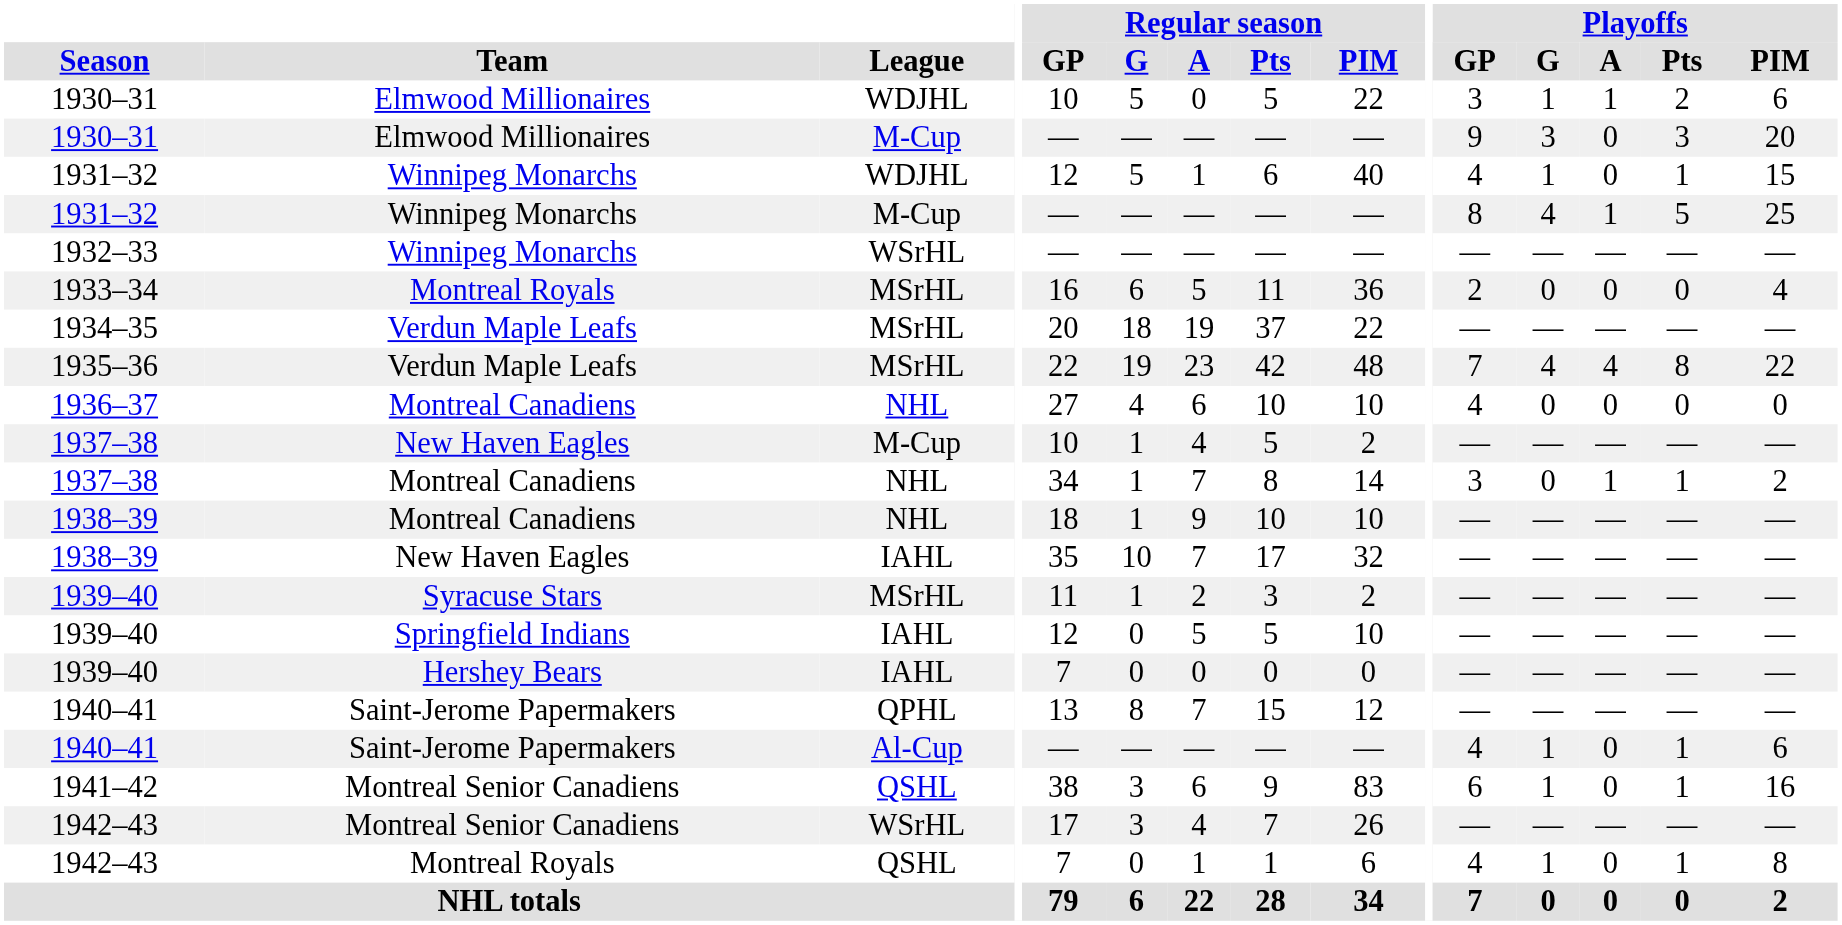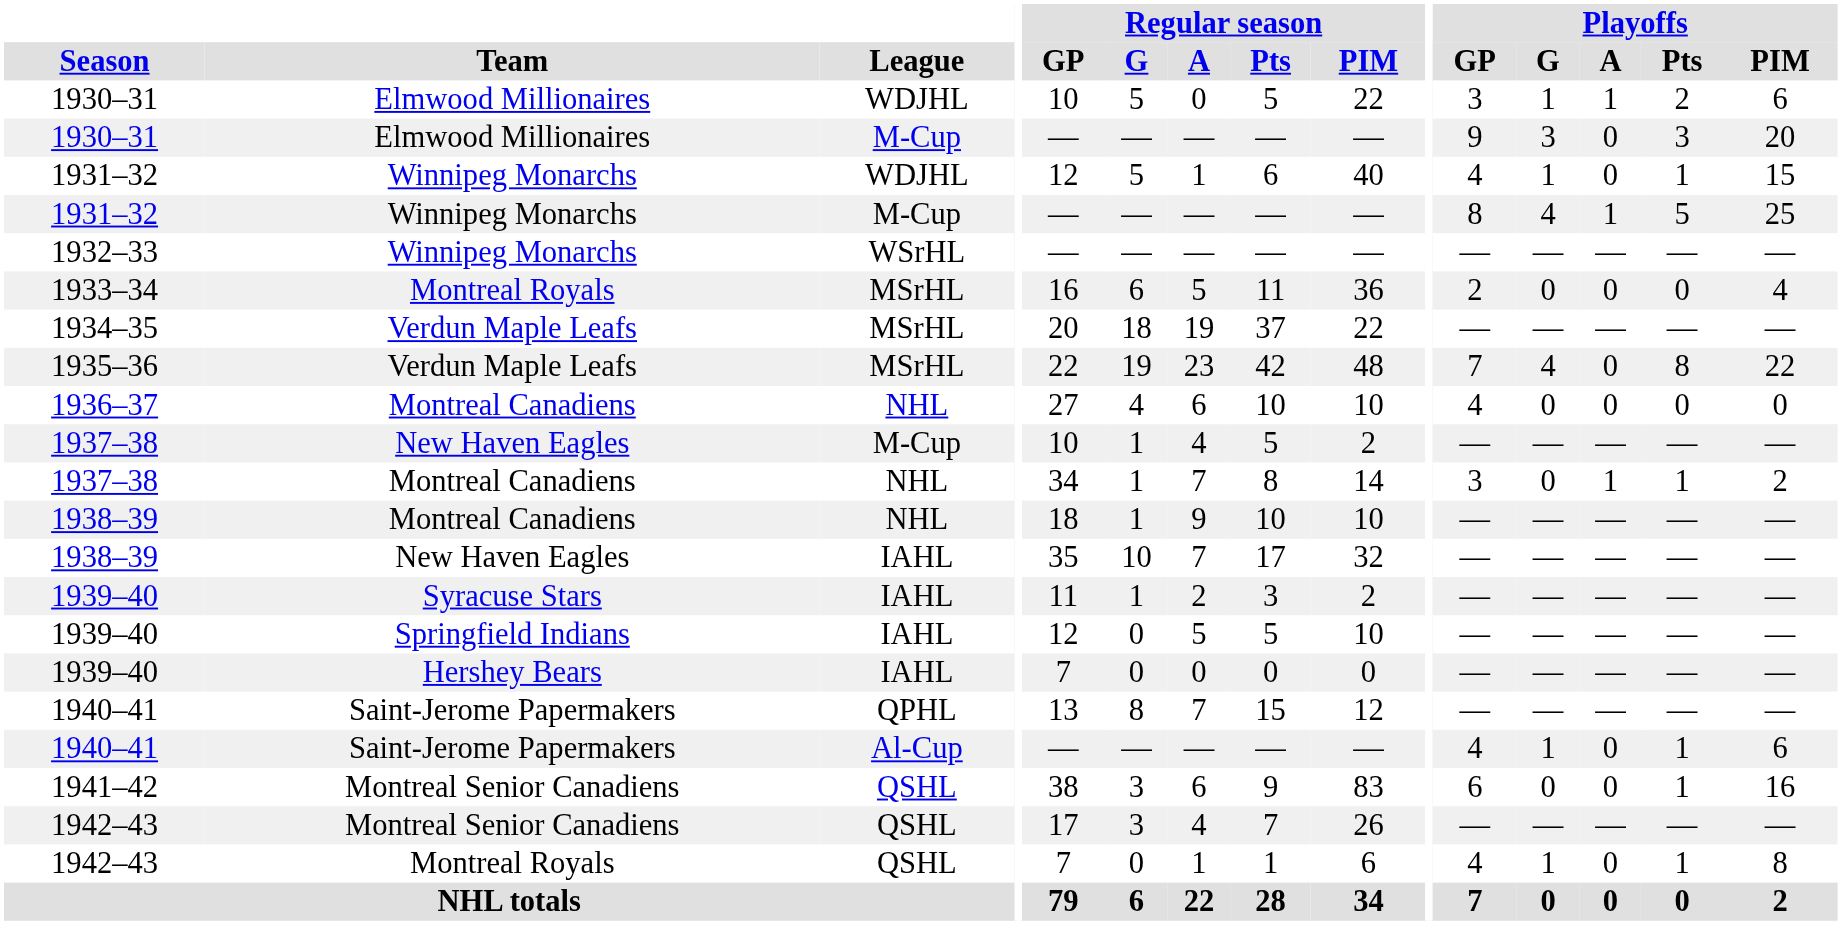(1610, 366) 4 -> (1610, 366) 0
(917, 595) MSrHL -> (917, 595) IAHL
(1548, 786) 1 -> (1548, 786) 0
(917, 824) WSrHL -> (917, 824) QSHL
